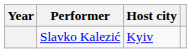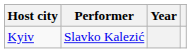columns swapped: (21, 15) <-> (152, 15)
